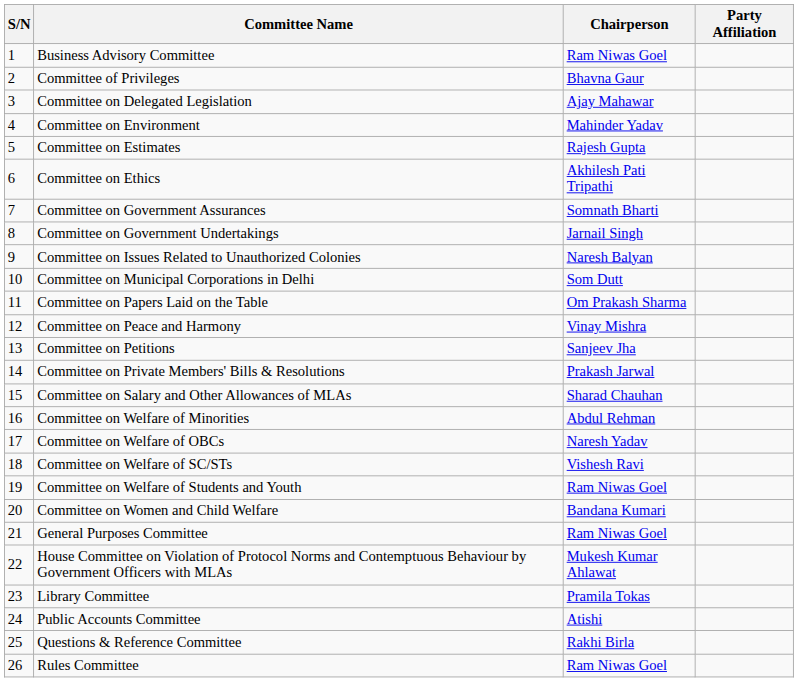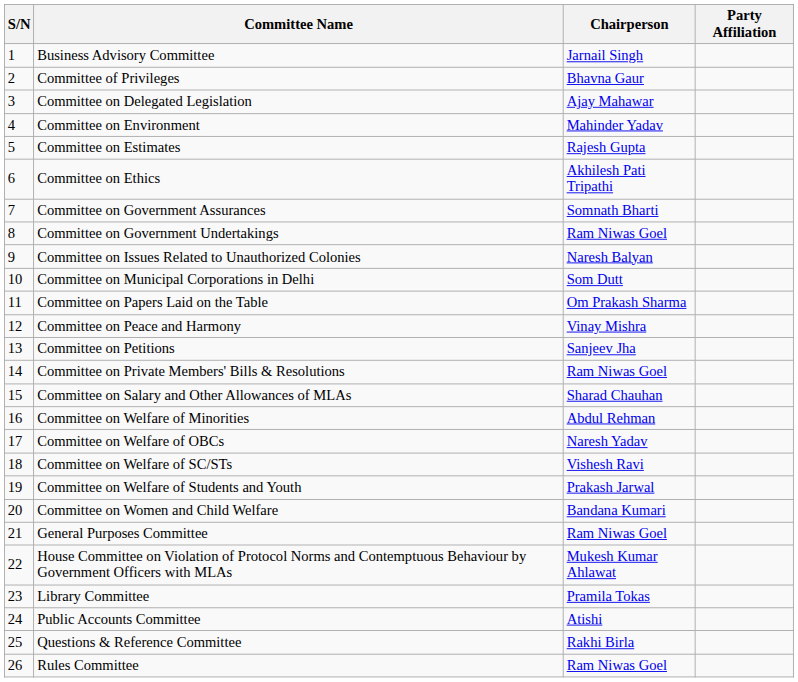(617, 55) Ram Niwas Goel -> (605, 55) Jarnail Singh
(605, 233) Jarnail Singh -> (617, 233) Ram Niwas Goel
(611, 372) Prakash Jarwal -> (617, 372) Ram Niwas Goel
(617, 487) Ram Niwas Goel -> (611, 487) Prakash Jarwal
